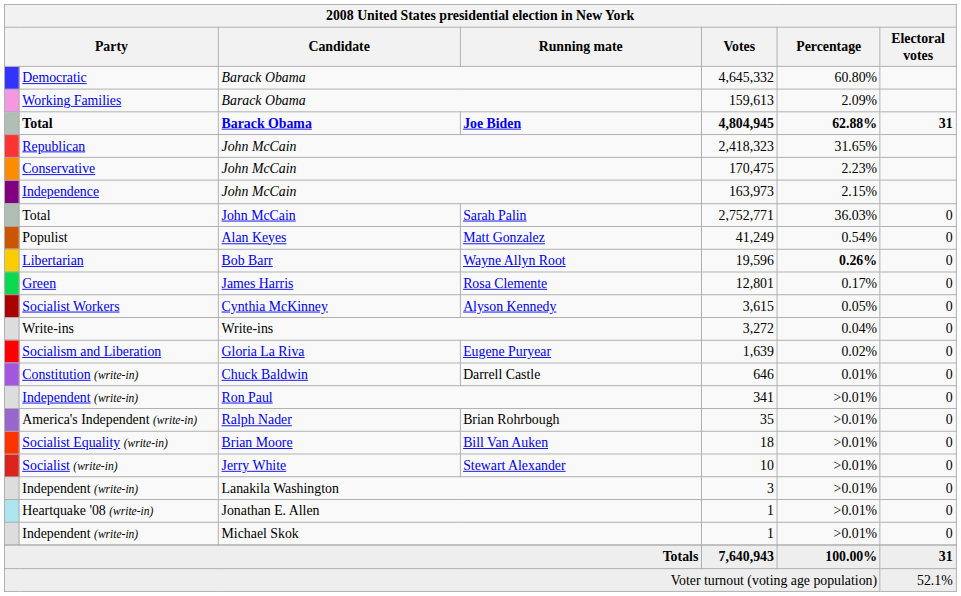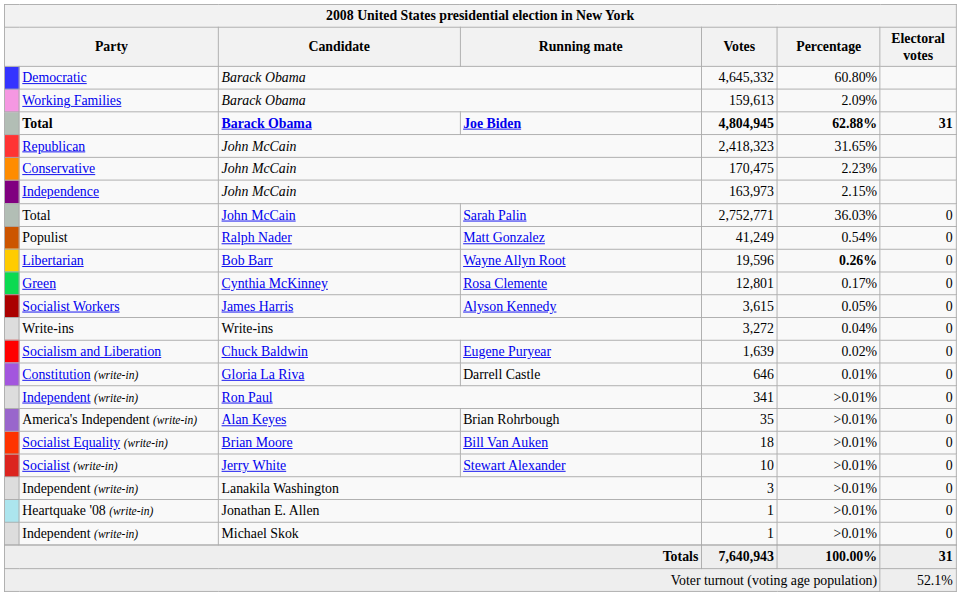(254, 237) Alan Keyes -> (257, 237) Ralph Nader
(257, 283) James Harris -> (275, 283) Cynthia McKinney
(275, 306) Cynthia McKinney -> (257, 306) James Harris
(263, 351) Gloria La Riva -> (265, 351) Chuck Baldwin
(265, 374) Chuck Baldwin -> (263, 374) Gloria La Riva
(257, 420) Ralph Nader -> (254, 420) Alan Keyes
